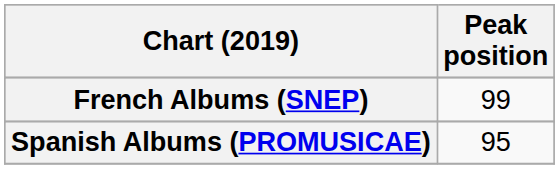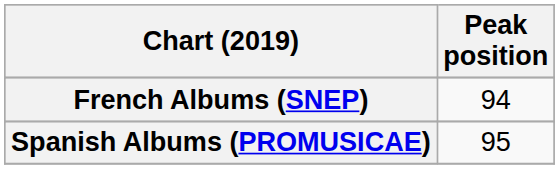(496, 99) 99 -> (496, 99) 94
